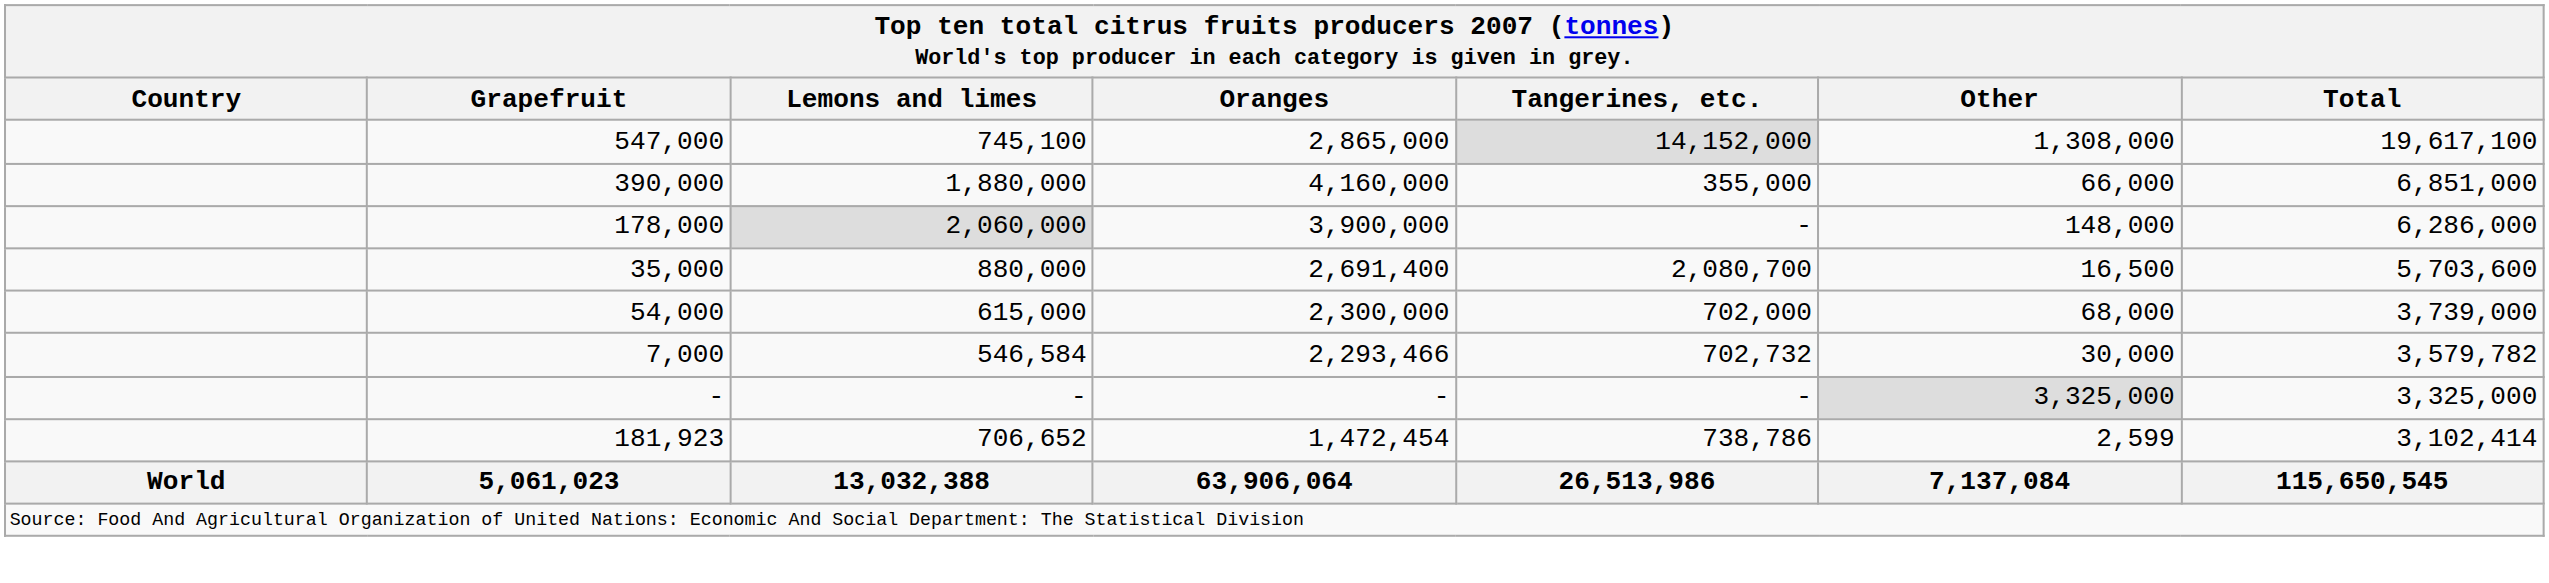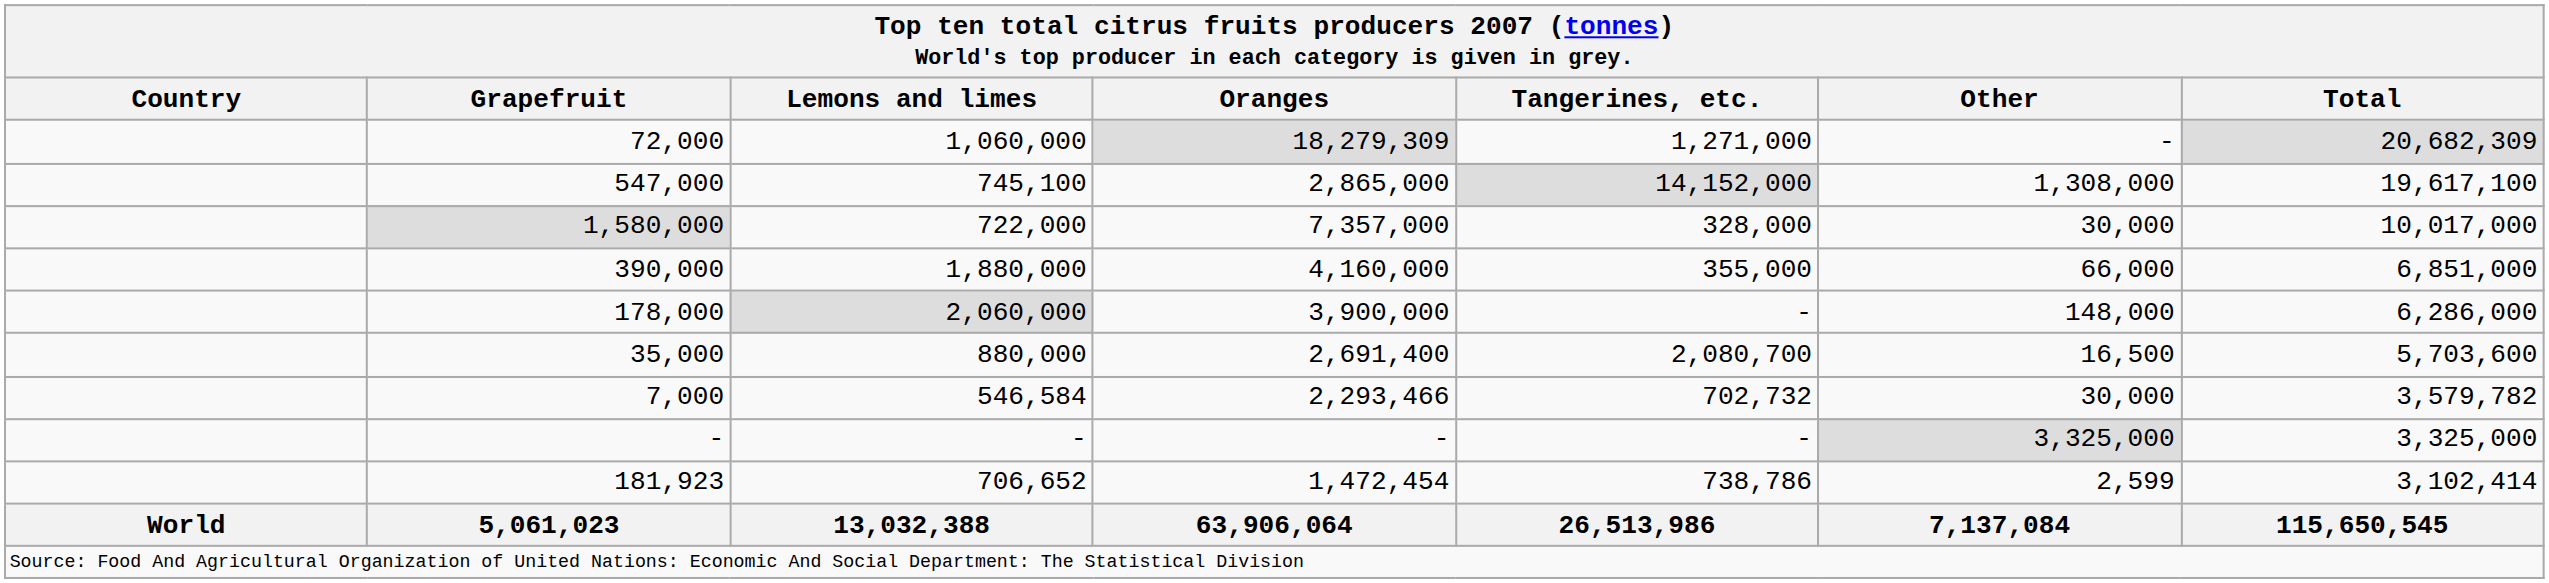+ row: (677, 142)
+ row: (654, 227)
- row: (677, 312)
